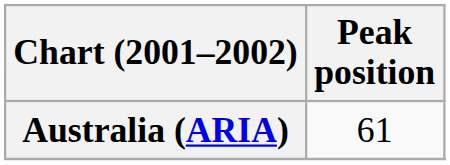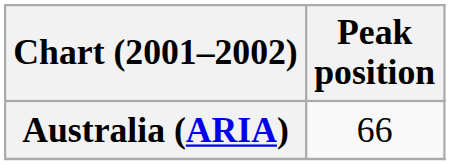(375, 129) 61 -> (375, 129) 66
